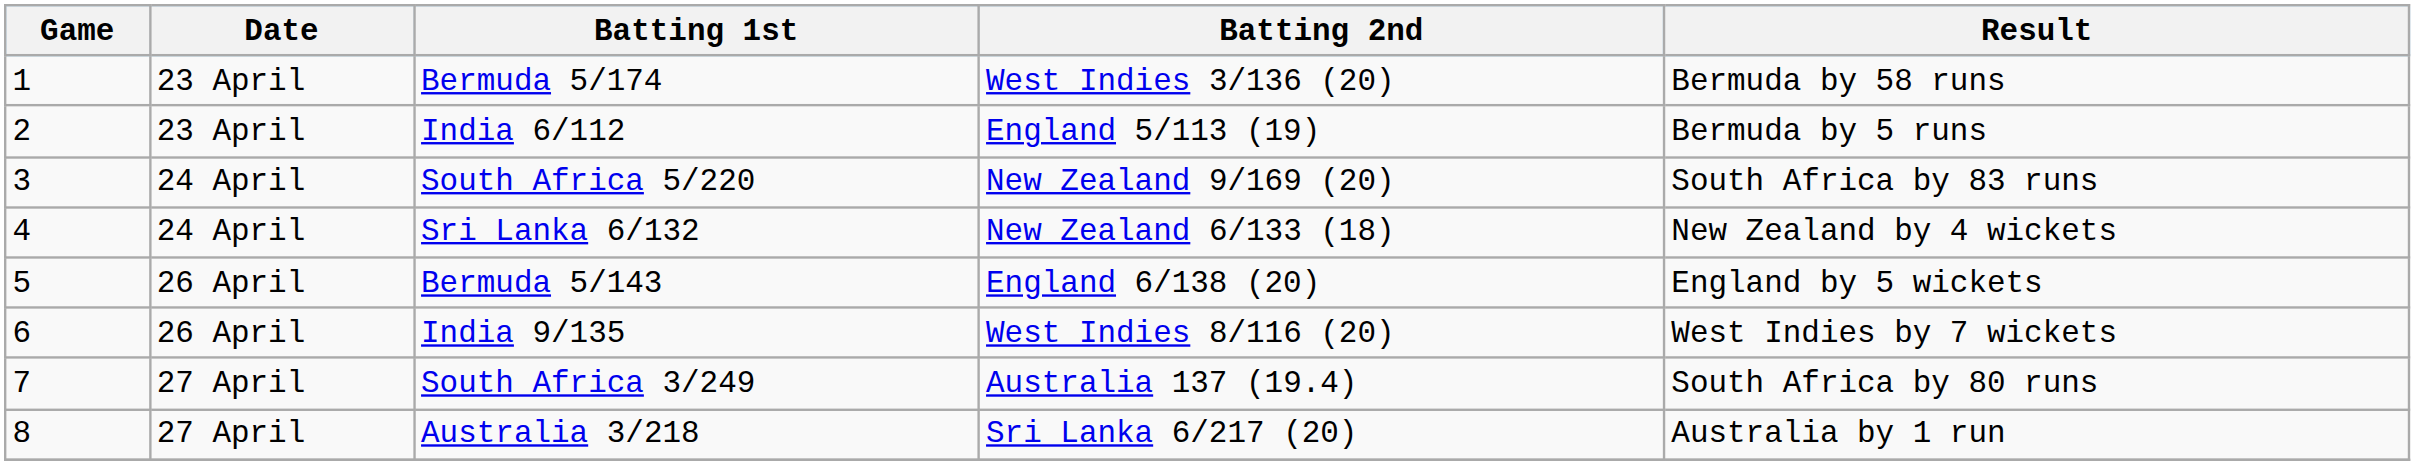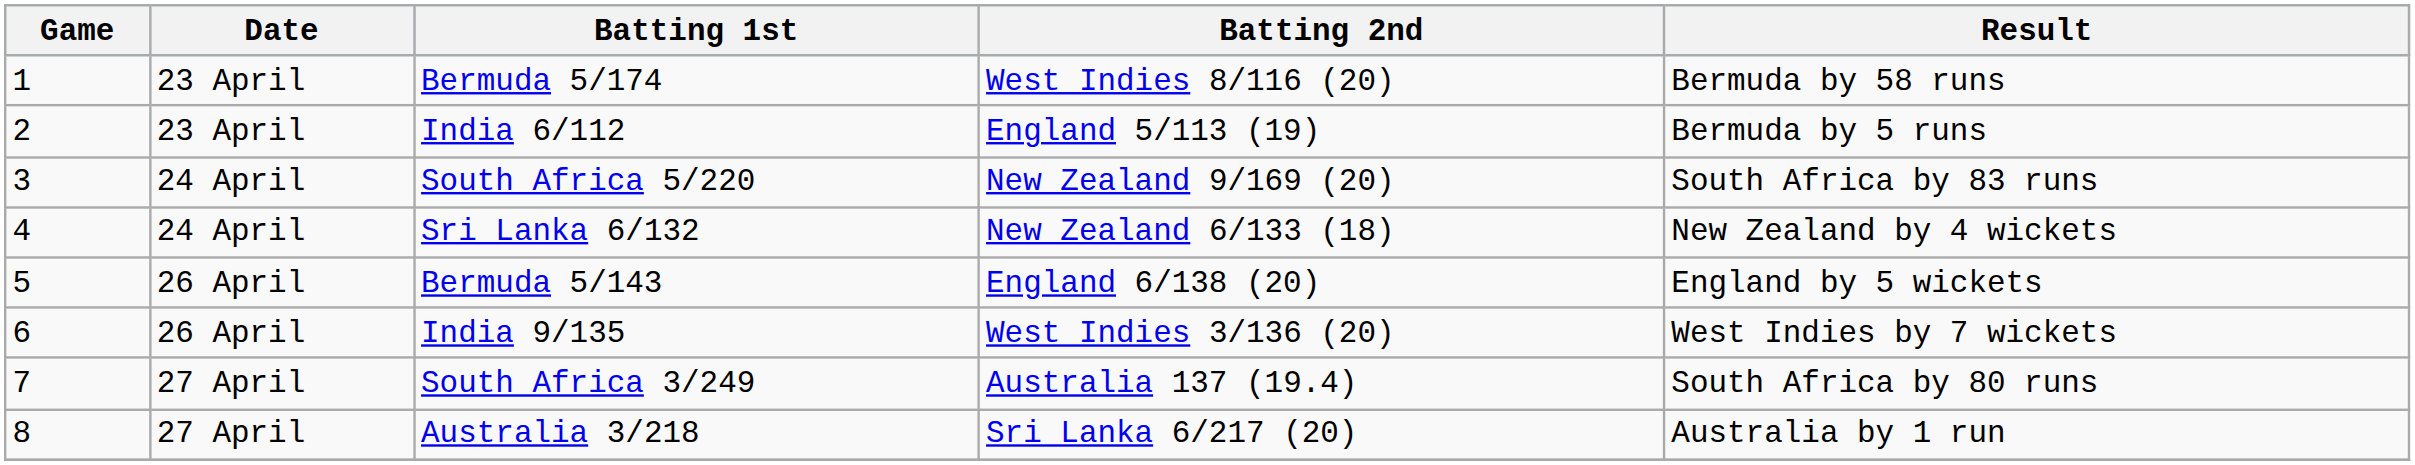(1190, 81) West Indies 3/136 (20) -> (1190, 81) West Indies 8/116 (20)
(1190, 333) West Indies 8/116 (20) -> (1190, 333) West Indies 3/136 (20)
